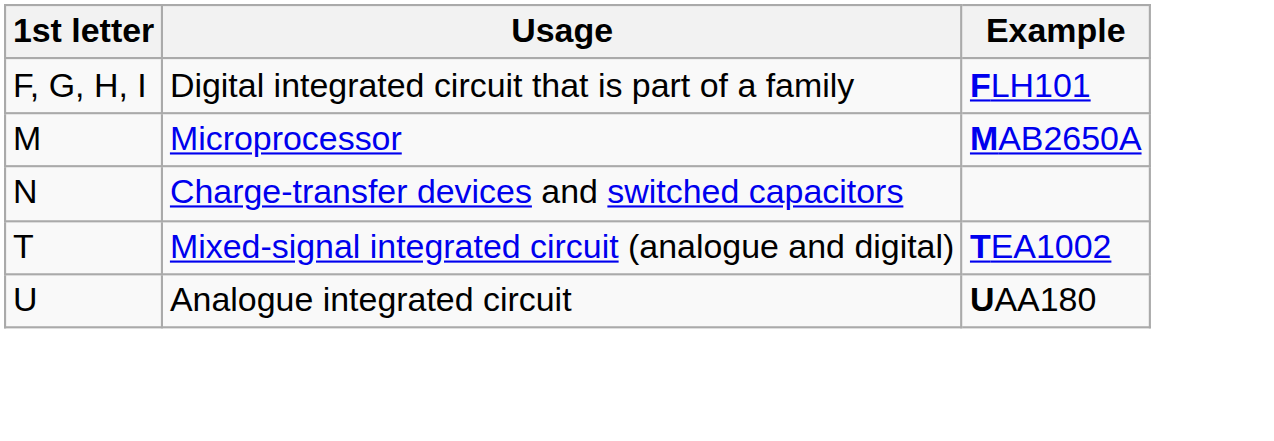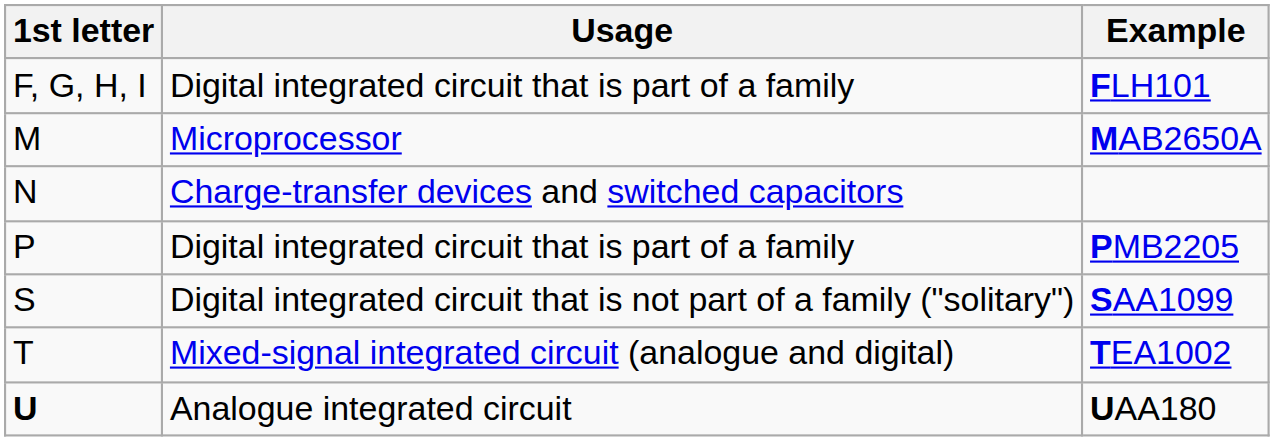+ row: (1165, 246)
+ row: (1162, 300)
(25, 300) normal -> (25, 407) bold
